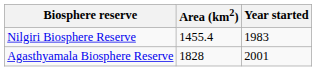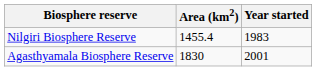(191, 56) 1828 -> (191, 56) 1830
